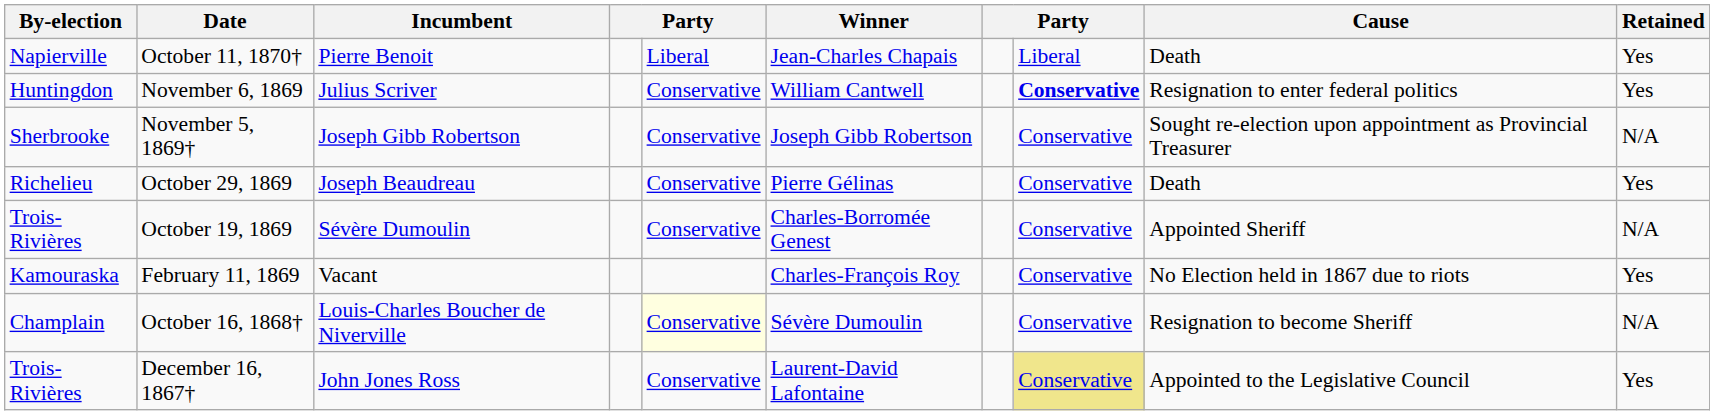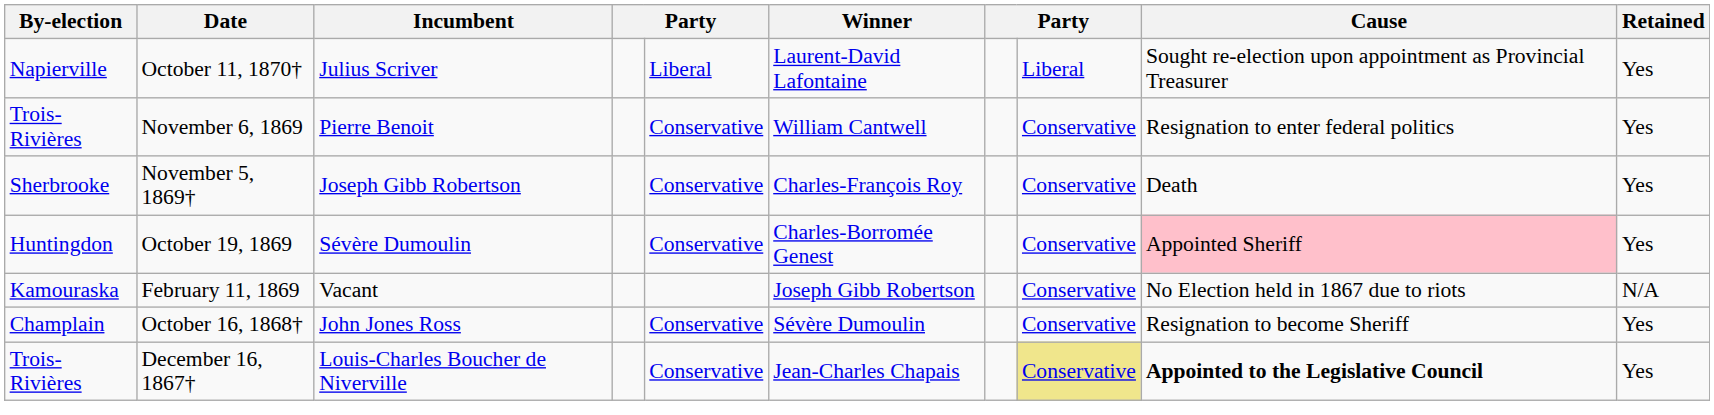(376, 55) Pierre Benoit -> (378, 68) Julius Scriver
(864, 55) Jean-Charles Chapais -> (837, 68) Laurent-David Lafontaine
(1175, 55) Death -> (1365, 68) Sought re-election upon appointment as Provincial Treasurer
(61, 90) Huntingdon -> (46, 126) Trois-Rivières
(377, 90) Julius Scriver -> (377, 126) Pierre Benoit
(1079, 90) bold -> (1079, 126) normal
(871, 136) Joseph Gibb Robertson -> (868, 185) Charles-François Roy
(1369, 136) Sought re-election upon appointment as Provincial Treasurer -> (1172, 185) Death
(1640, 136) N/A -> (1638, 185) Yes
- row: (217, 182)
(46, 229) Trois-Rivières -> (61, 243) Huntingdon
(1227, 229) no background -> (1224, 243) pink background
(1640, 229) N/A -> (1638, 243) Yes
(865, 275) Charles-François Roy -> (874, 290) Joseph Gibb Robertson
(1638, 275) Yes -> (1640, 290) N/A
(432, 322) Louis-Charles Boucher de Niverville -> (390, 324) John Jones Ross
(704, 322) lightyellow background -> (706, 324) no background
(1640, 322) N/A -> (1638, 324) Yes
(389, 380) John Jones Ross -> (433, 370) Louis-Charles Boucher de Niverville
(834, 380) Laurent-David Lafontaine -> (867, 370) Jean-Charles Chapais
(1310, 380) normal -> (1315, 370) bold
